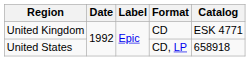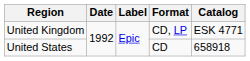(160, 30) CD -> (169, 30) CD, LP
(169, 47) CD, LP -> (160, 47) CD
